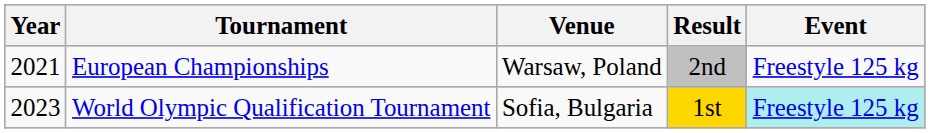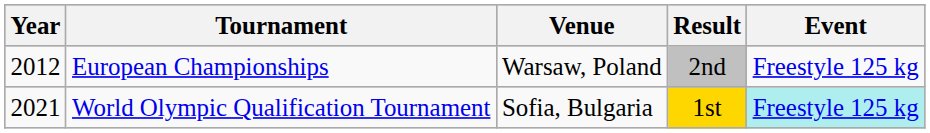(36, 66) 2021 -> (36, 66) 2012
(36, 107) 2023 -> (36, 107) 2021
